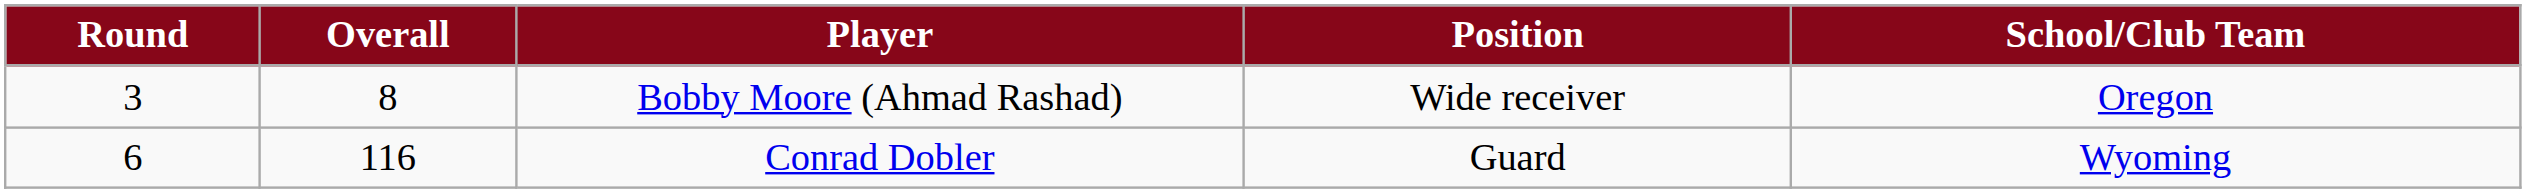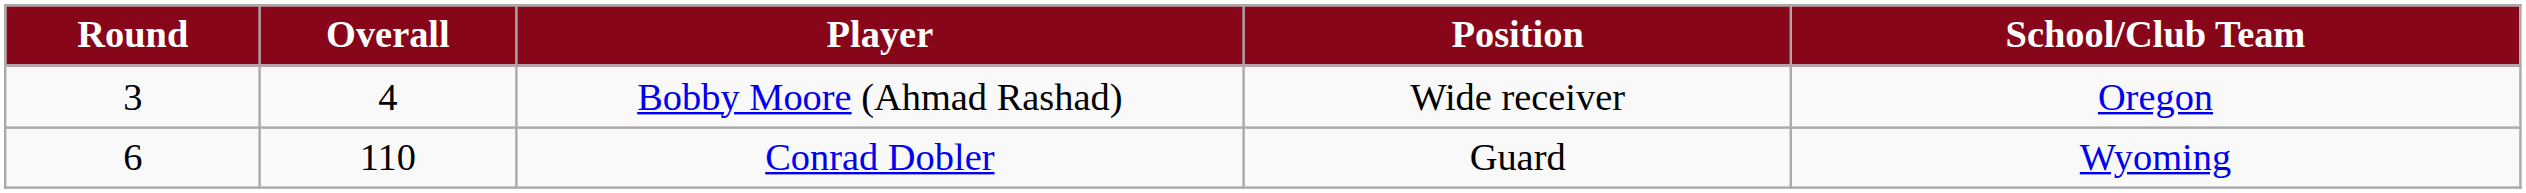(388, 95) 8 -> (388, 95) 4
(388, 156) 116 -> (388, 156) 110
